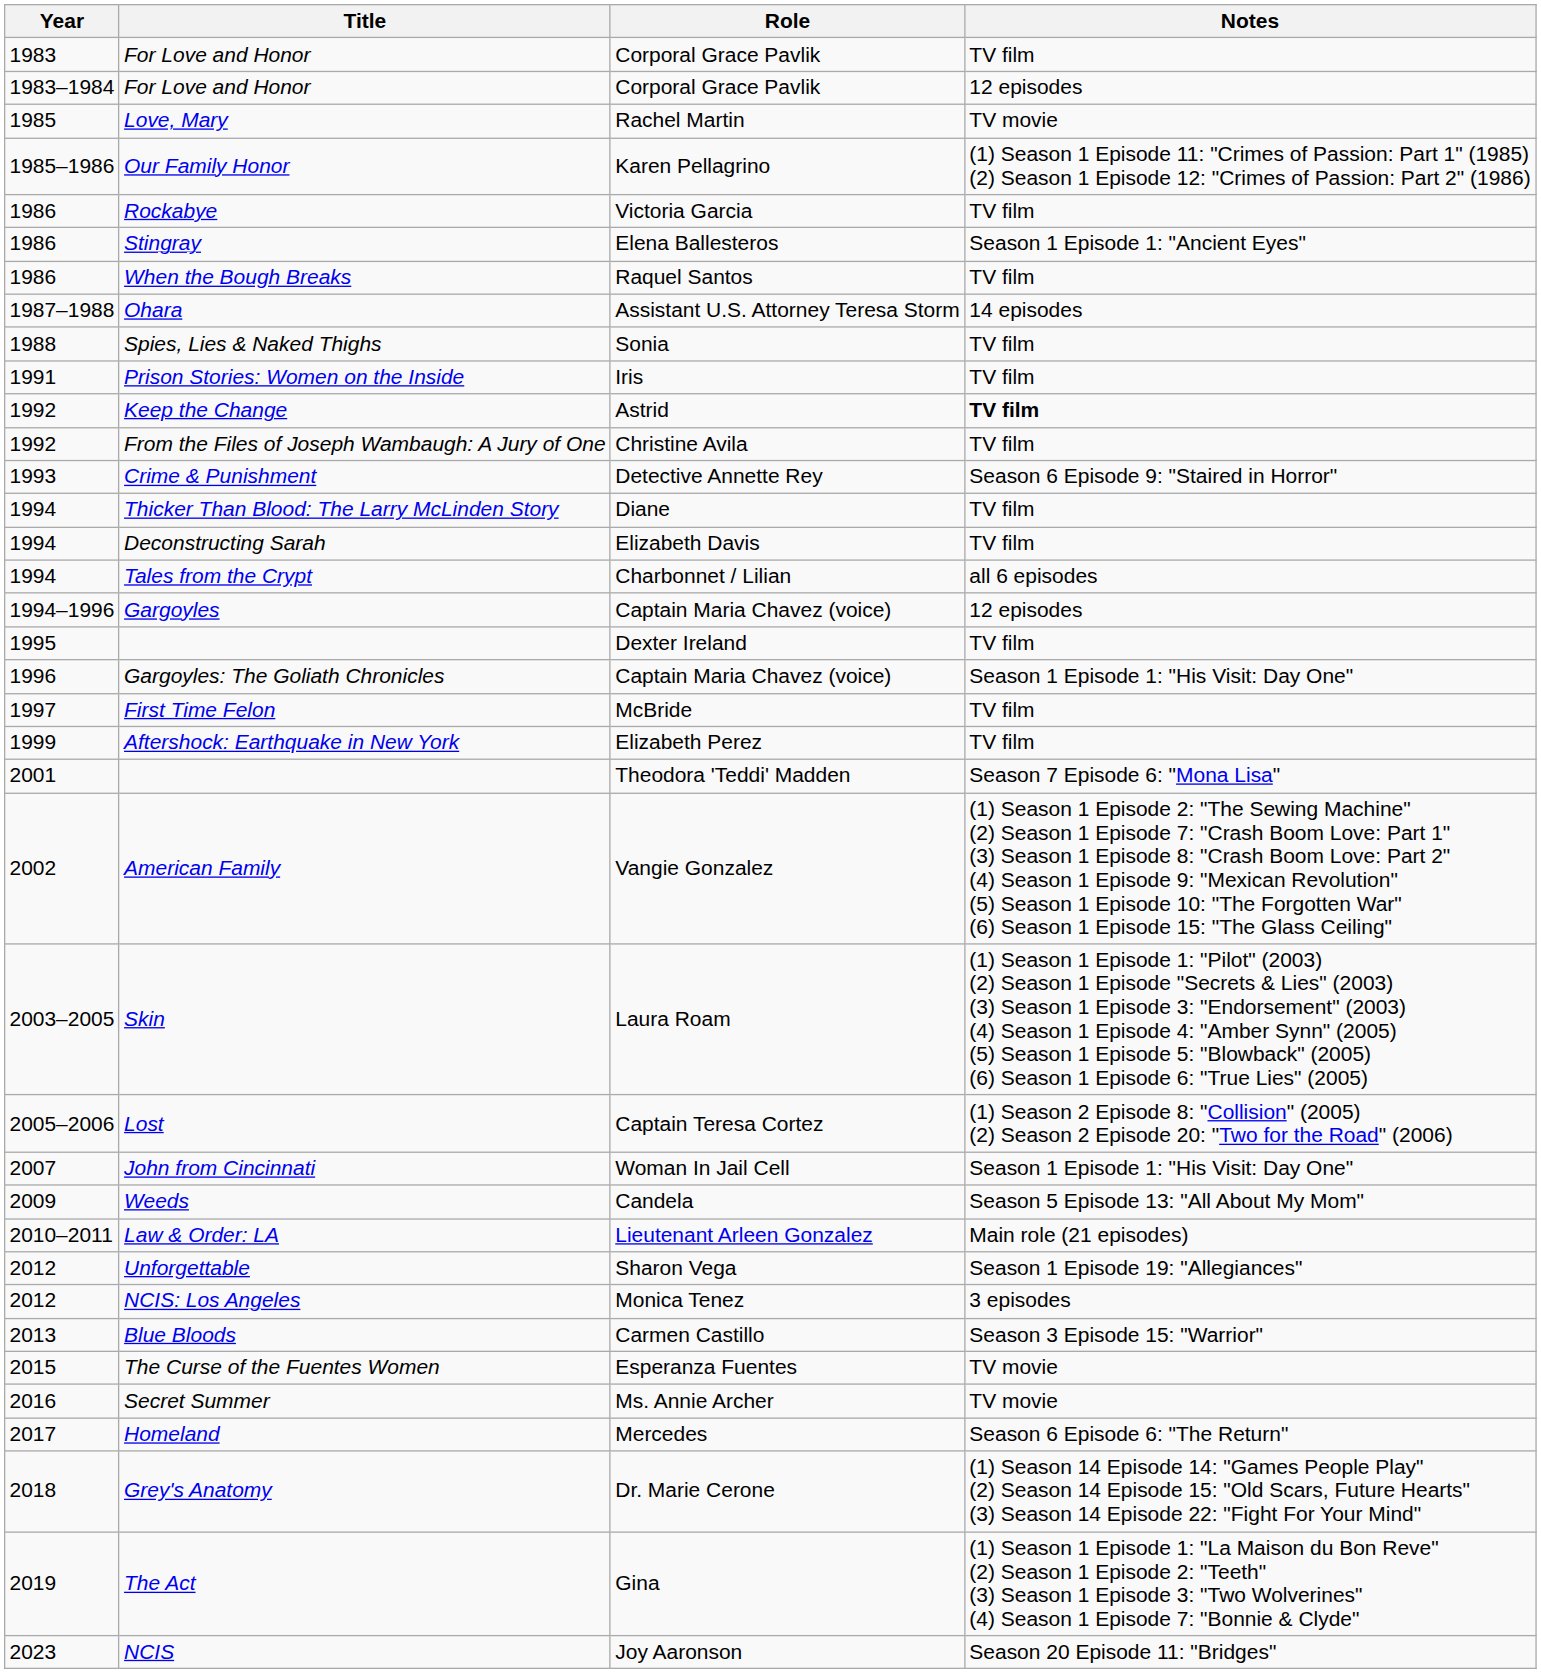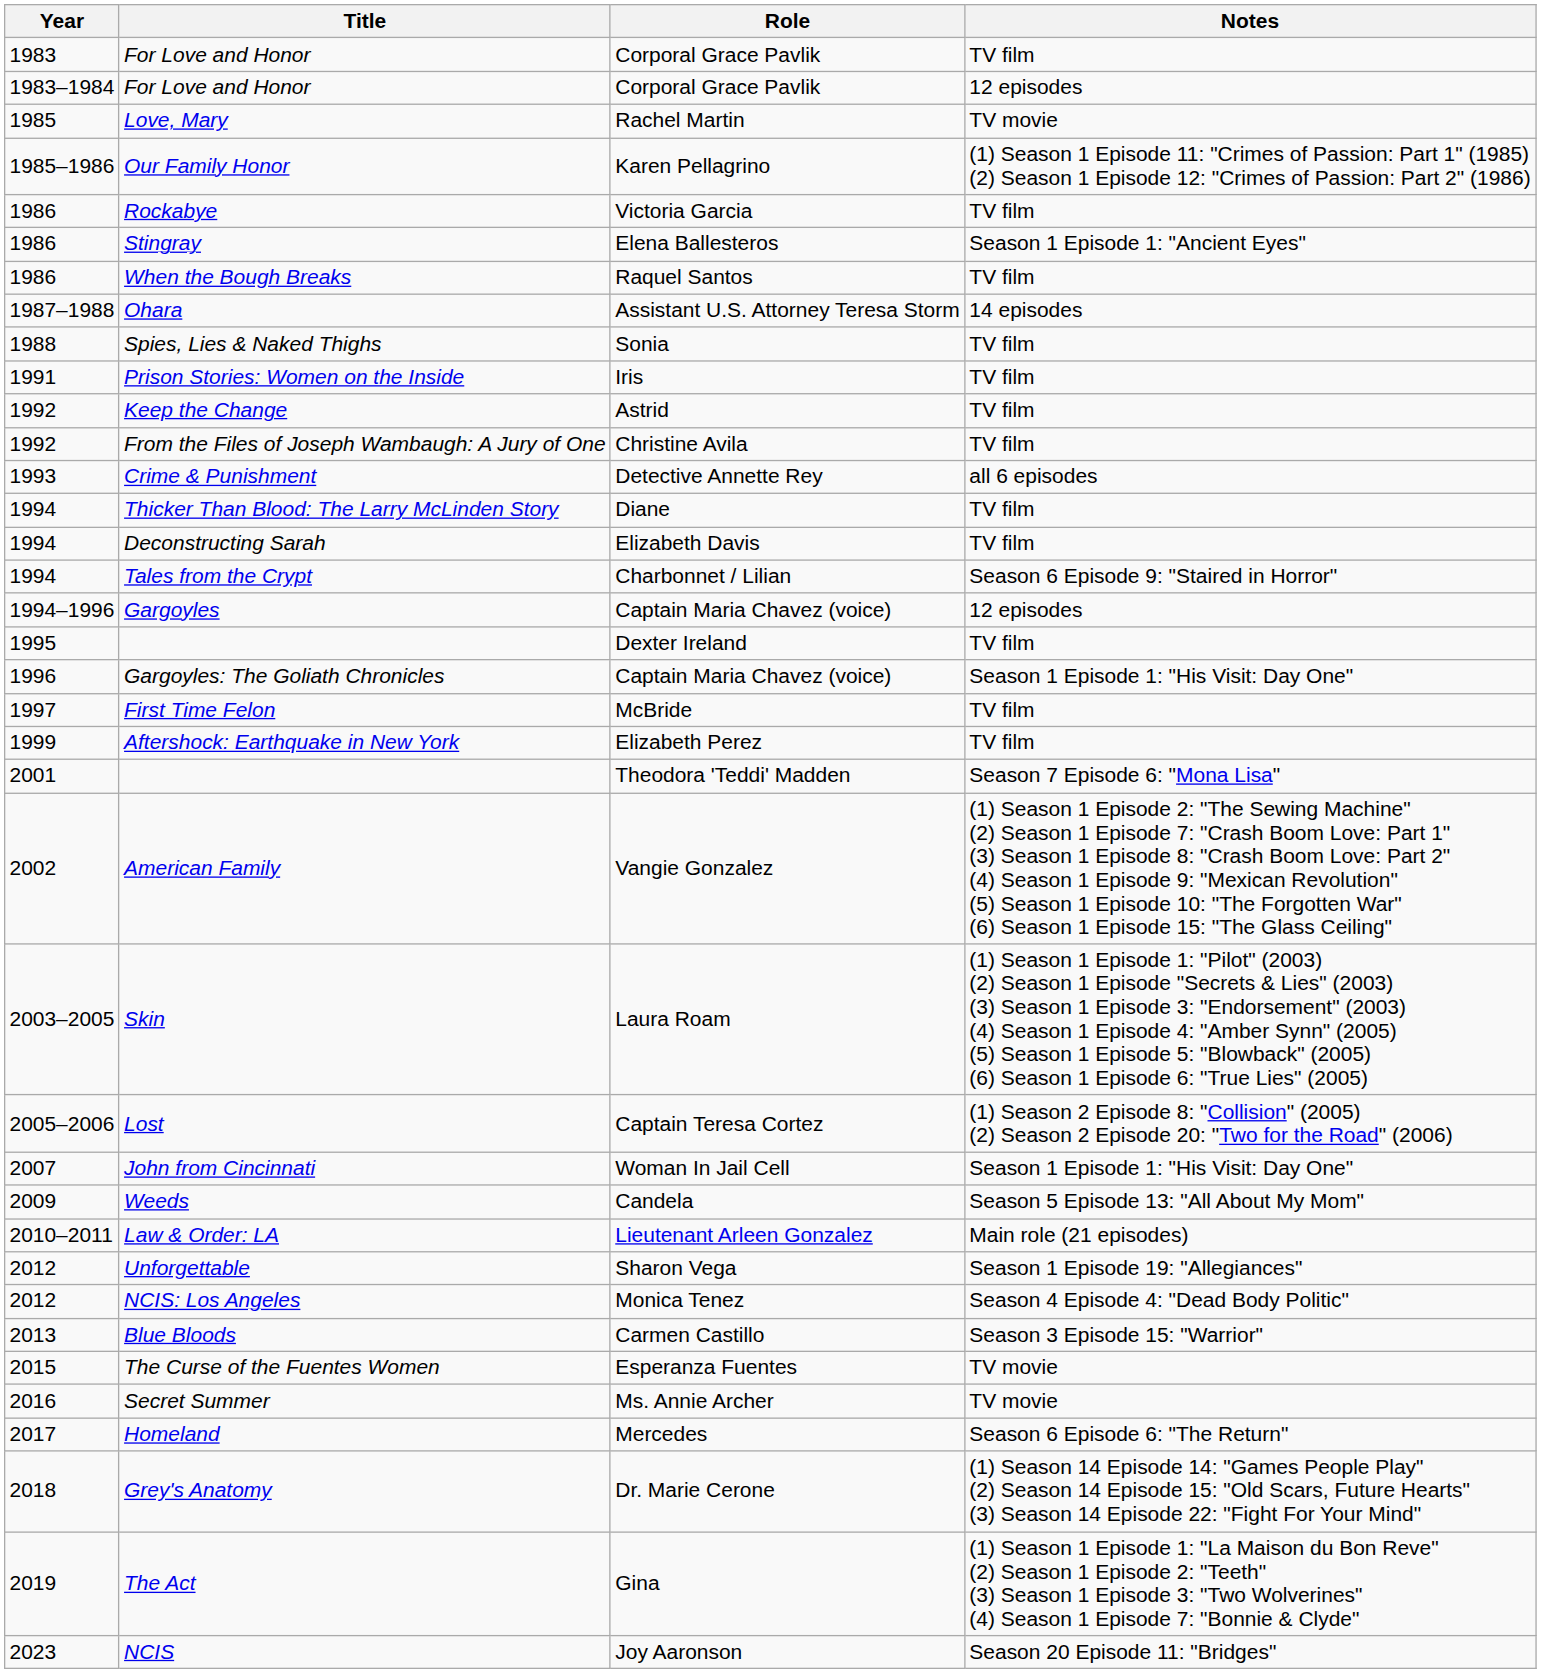(1004, 410) bold -> (1002, 410) normal
(1153, 476) Season 6 Episode 9: "Staired in Horror" -> (1033, 476) all 6 episodes
(1033, 576) all 6 episodes -> (1153, 576) Season 6 Episode 9: "Staired in Horror"
(1020, 1301) 3 episodes -> (1159, 1301) Season 4 Episode 4: "Dead Body Politic"
